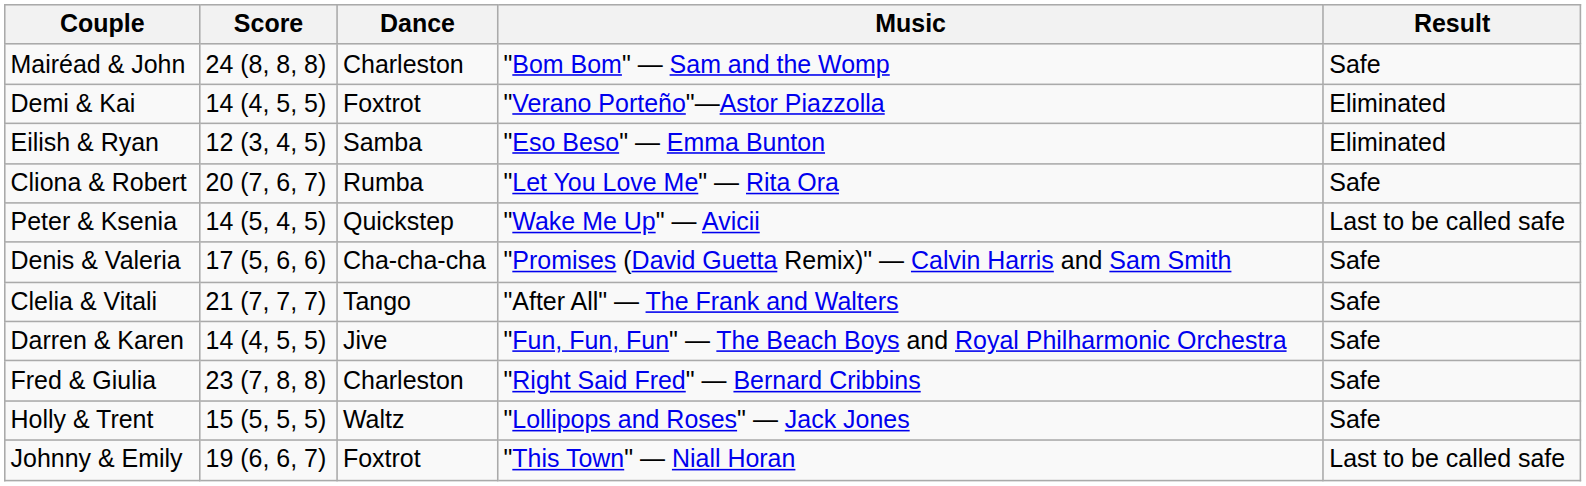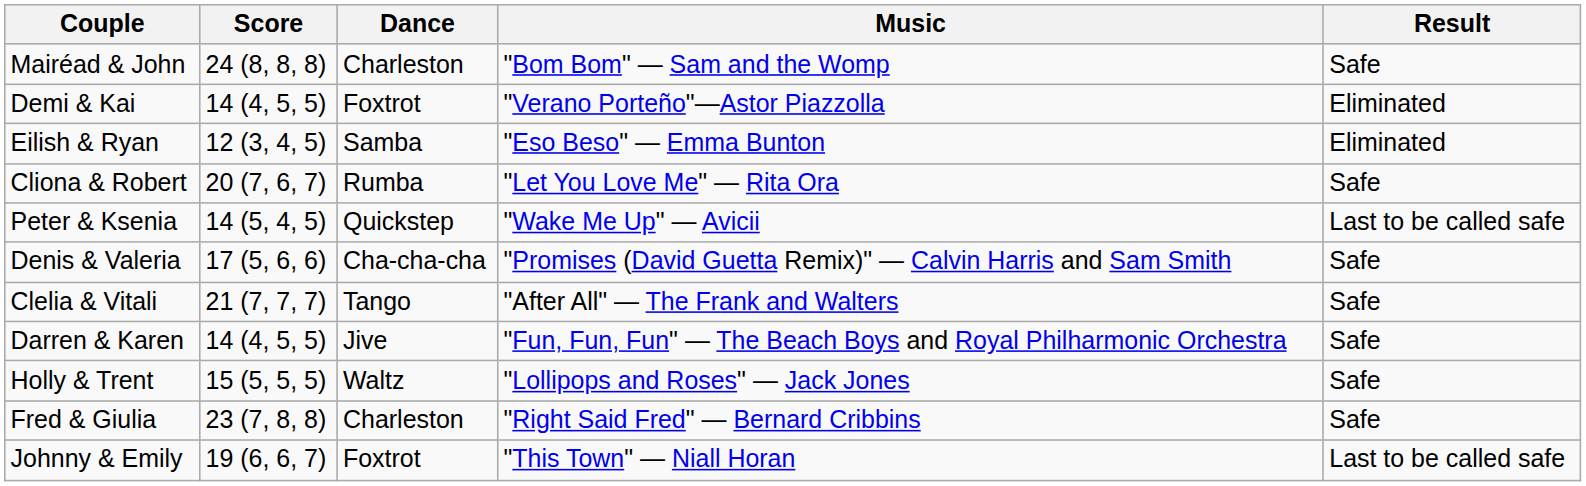rows swapped: (82, 420) <-> (83, 380)
